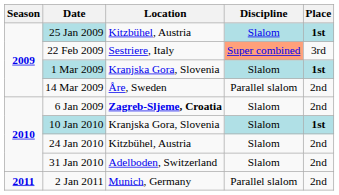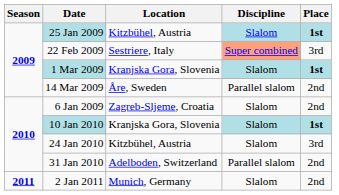(165, 106) bold -> (161, 106) normal
(318, 143) 2nd -> (316, 143) 3rd
(264, 162) Slalom -> (261, 162) Parallel slalom
(264, 180) Parallel slalom -> (261, 180) Slalom
